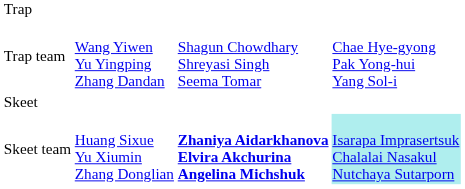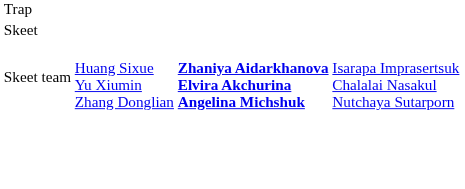- row: (35, 55)
(396, 157) paleturquoise background -> (396, 85) no background
